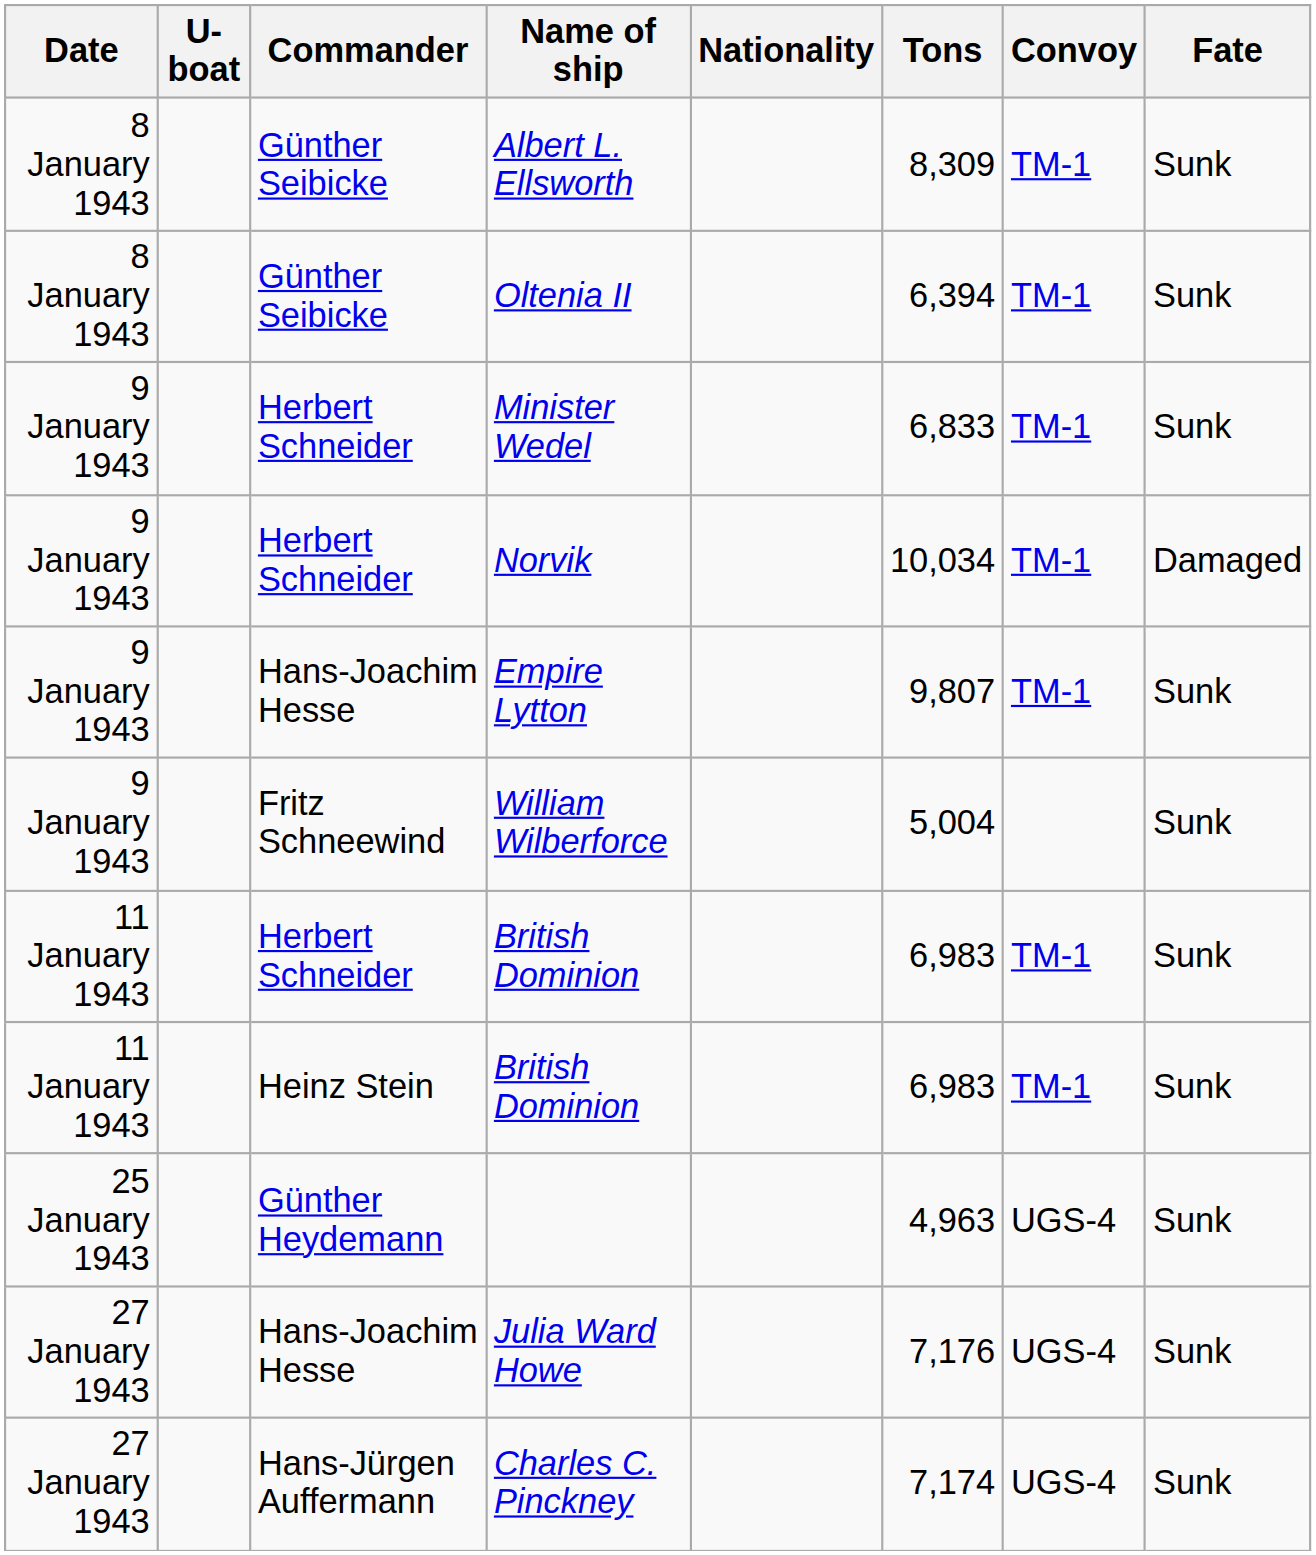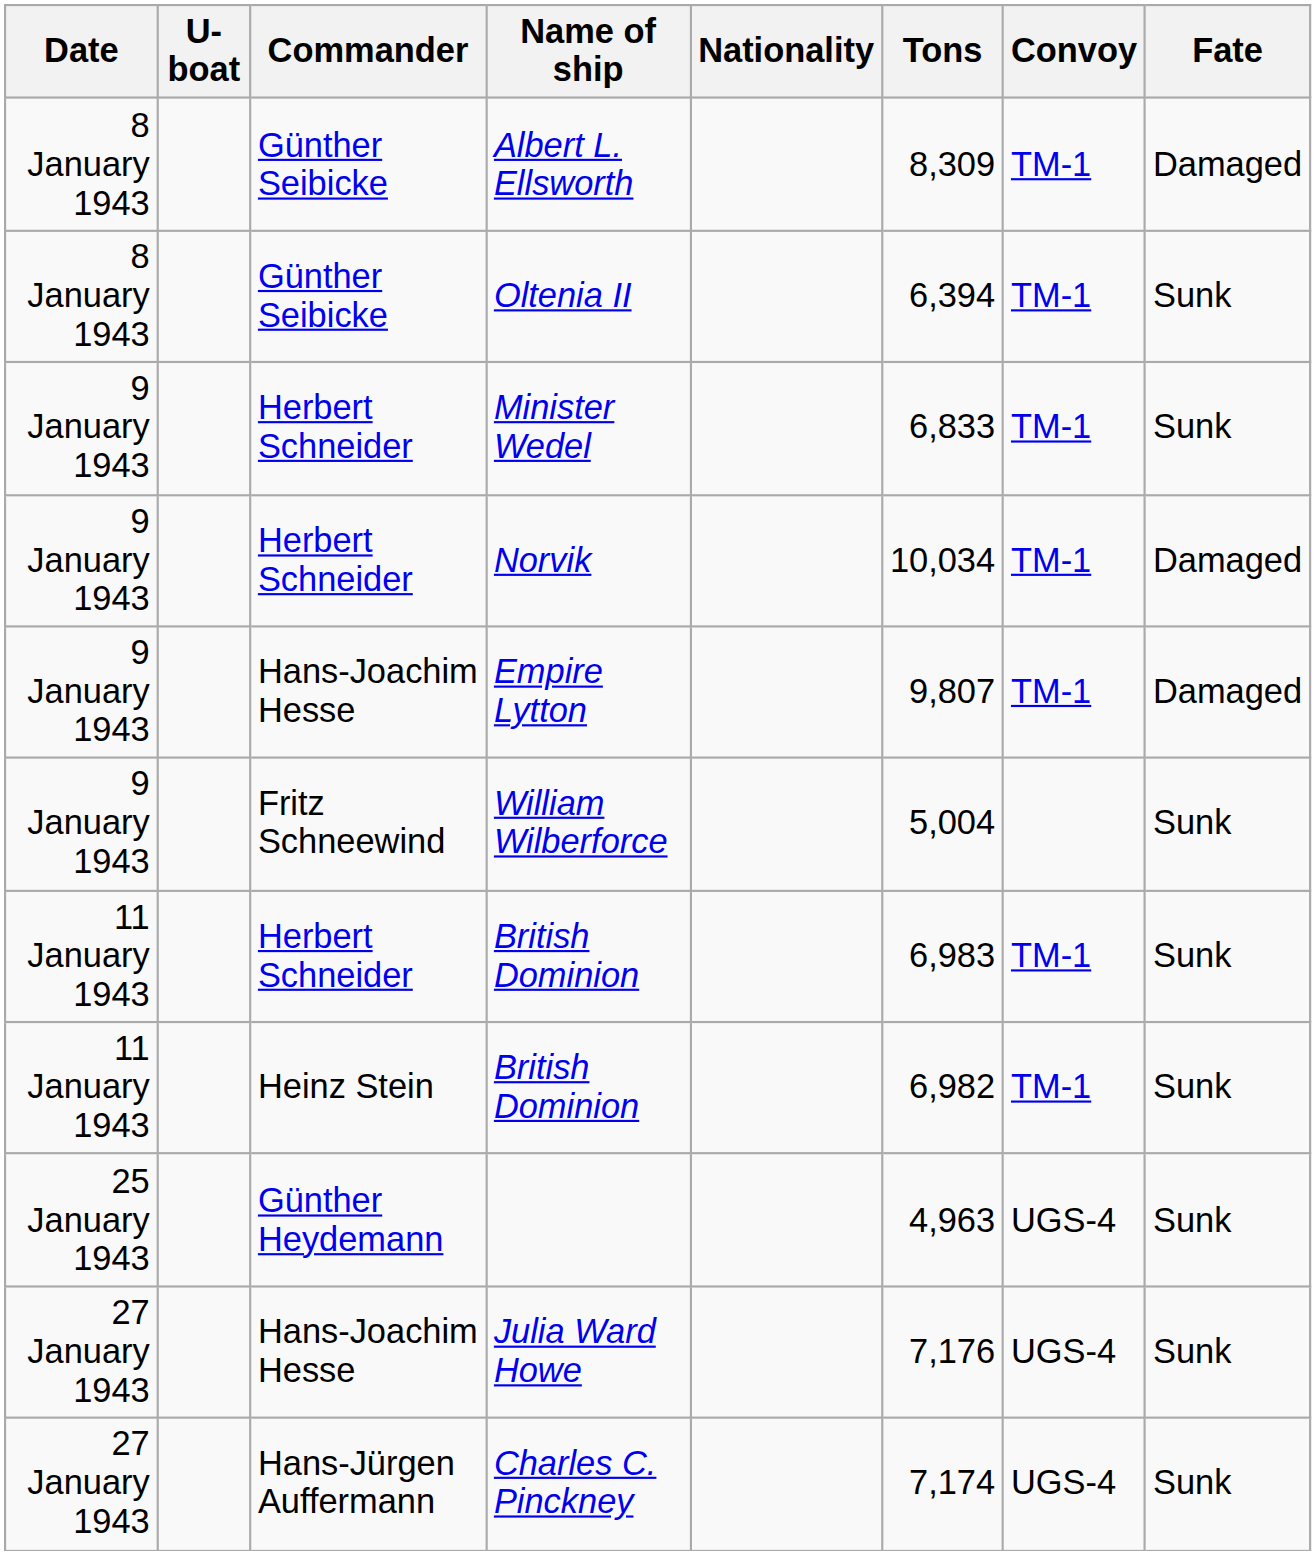(1192, 163) Sunk -> (1228, 163) Damaged
(1192, 691) Sunk -> (1228, 691) Damaged
(952, 1087) 6,983 -> (952, 1087) 6,982
